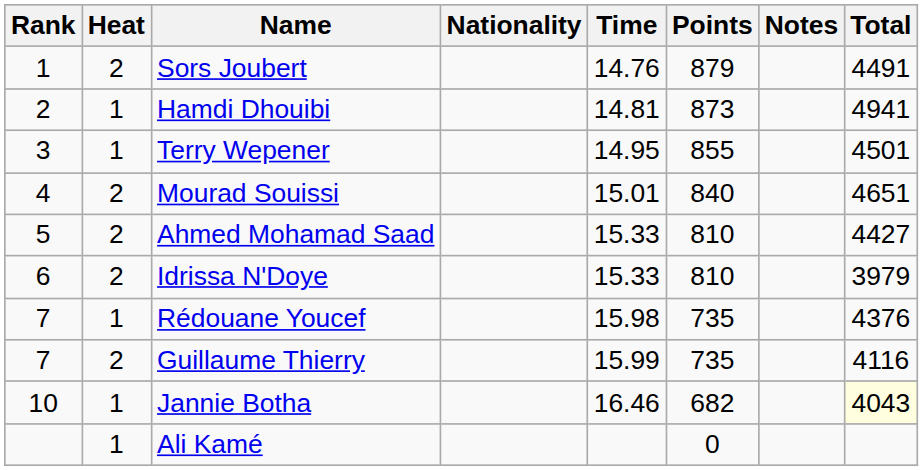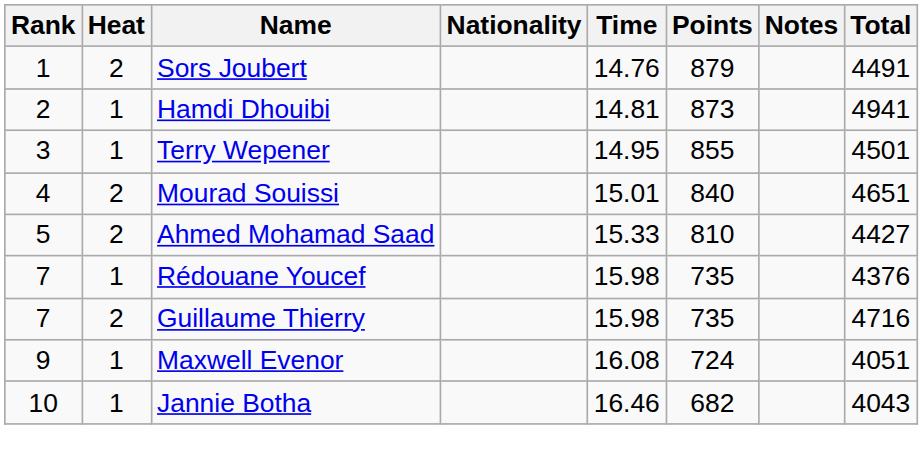- row: (242, 276)
(627, 360) 15.99 -> (627, 318) 15.98
(881, 360) 4116 -> (881, 318) 4716
+ row: (250, 360)
(881, 402) lightyellow background -> (881, 402) no background
- row: (210, 444)
